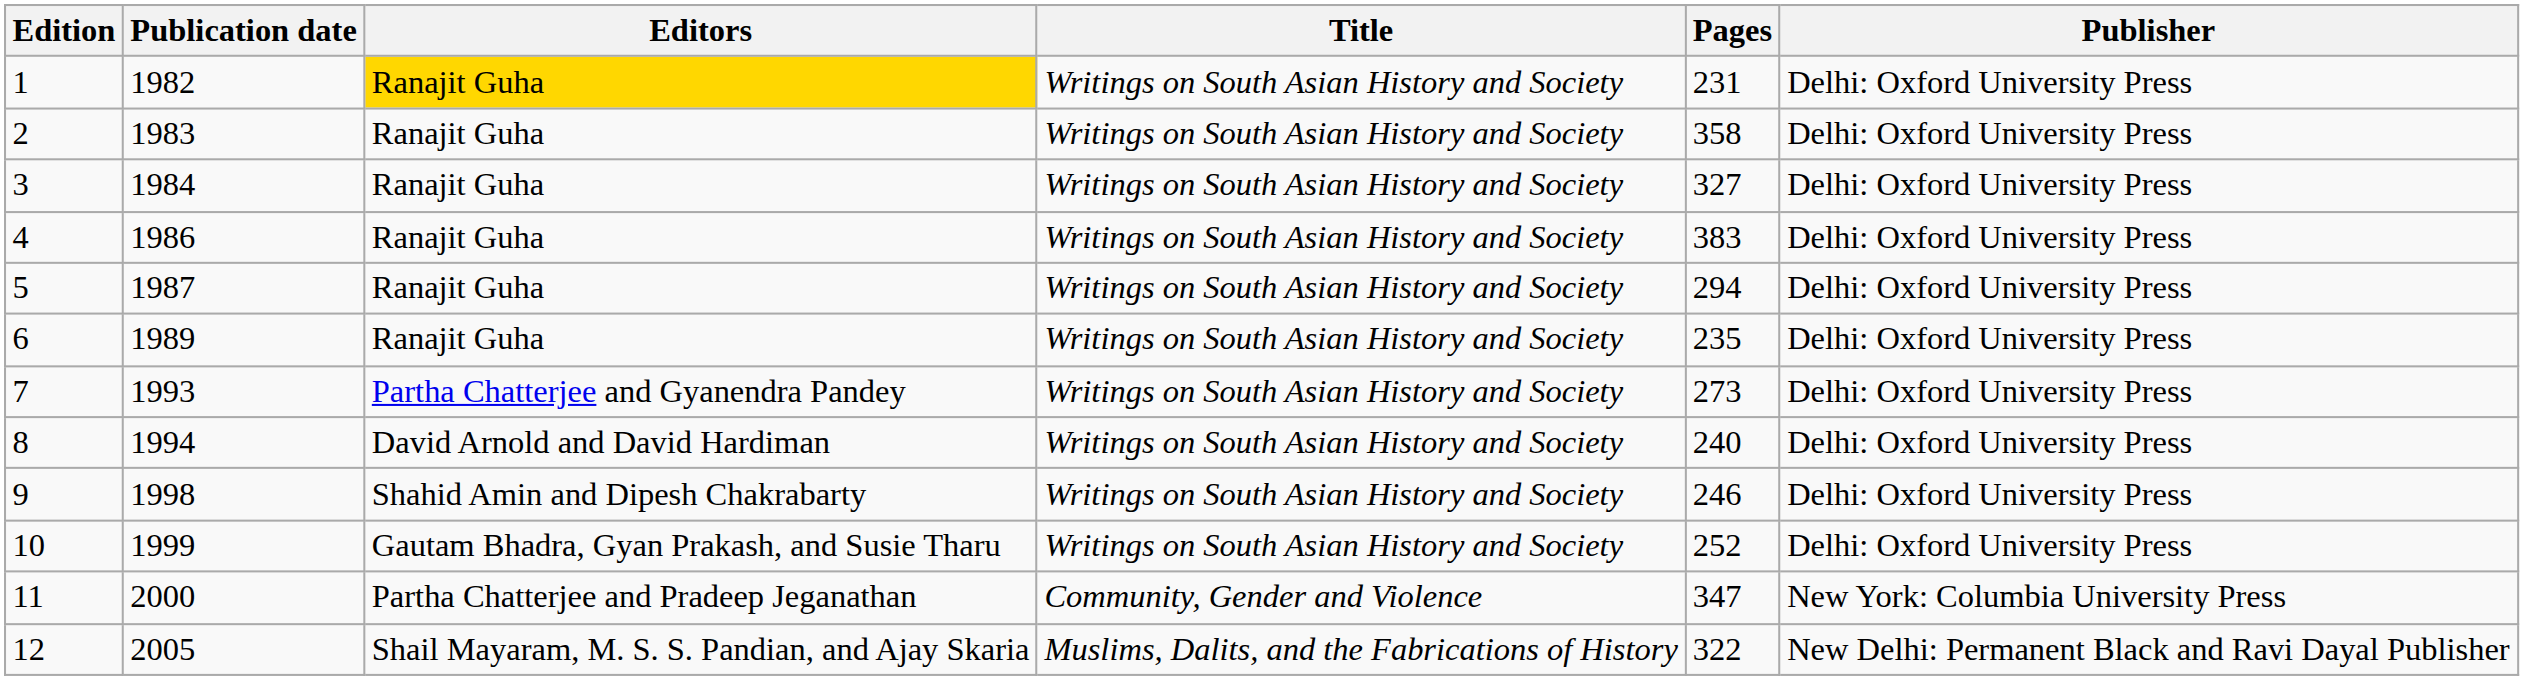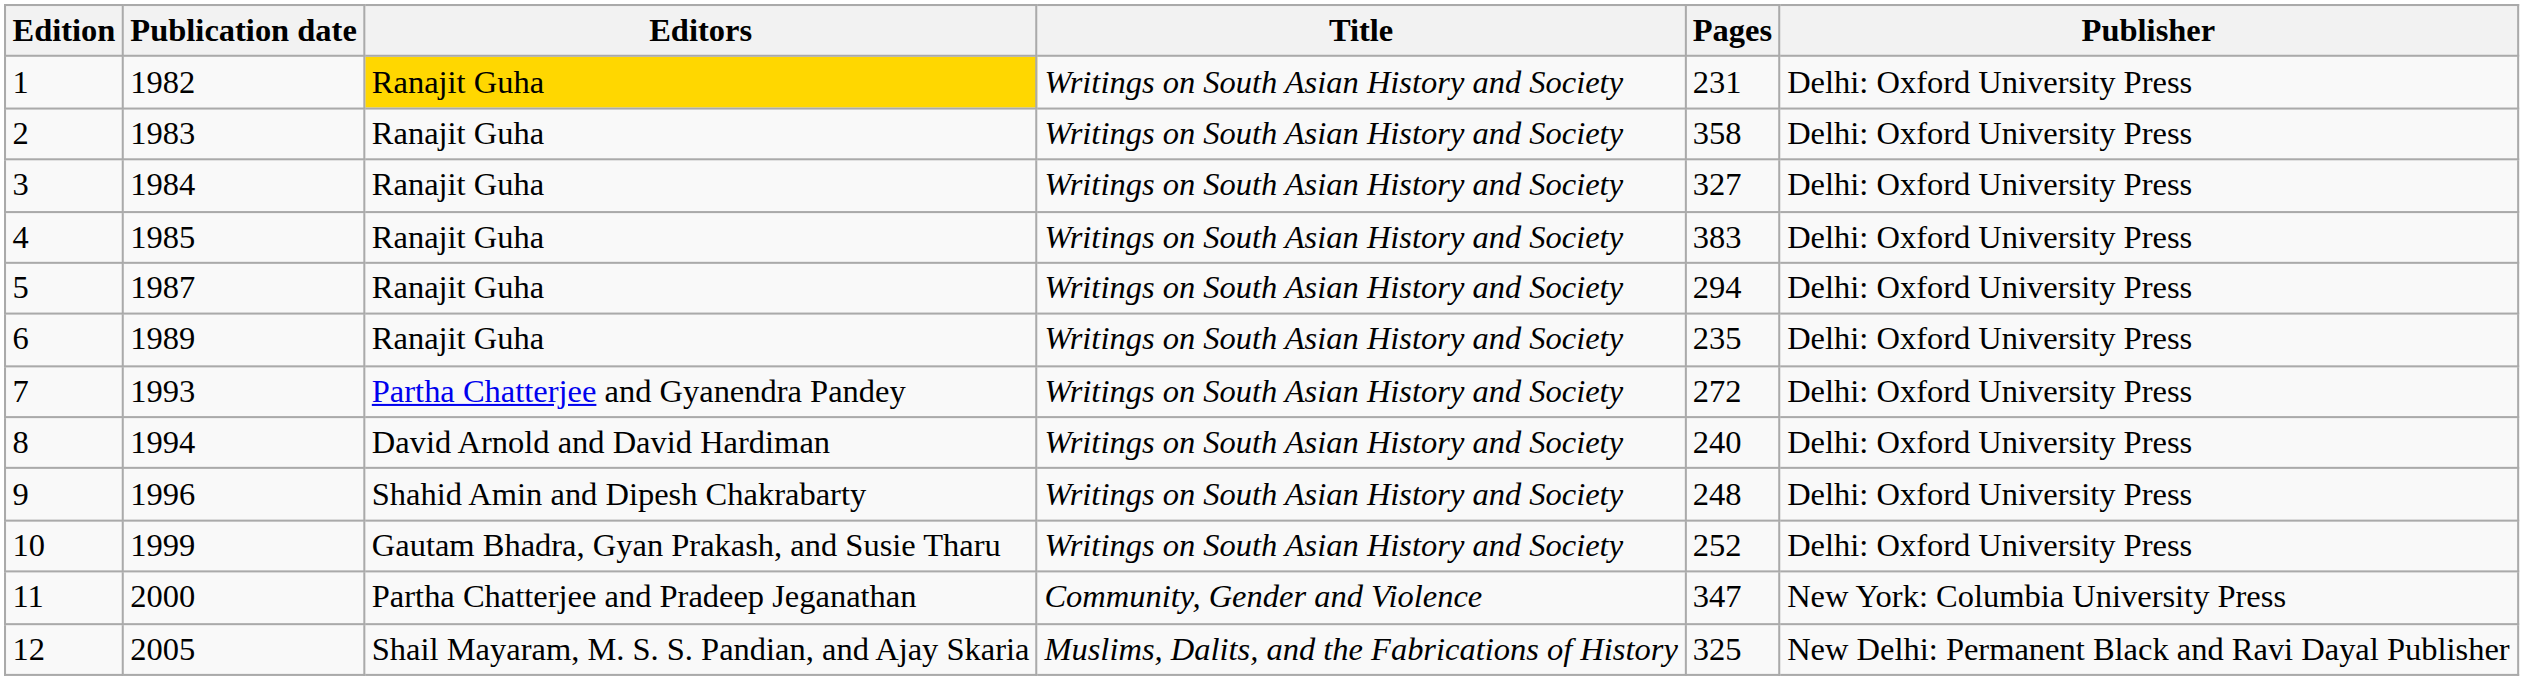(163, 236) 1986 -> (163, 236) 1985
(1717, 390) 273 -> (1717, 390) 272
(163, 493) 1998 -> (163, 493) 1996
(1717, 493) 246 -> (1717, 493) 248
(1717, 648) 322 -> (1717, 648) 325
